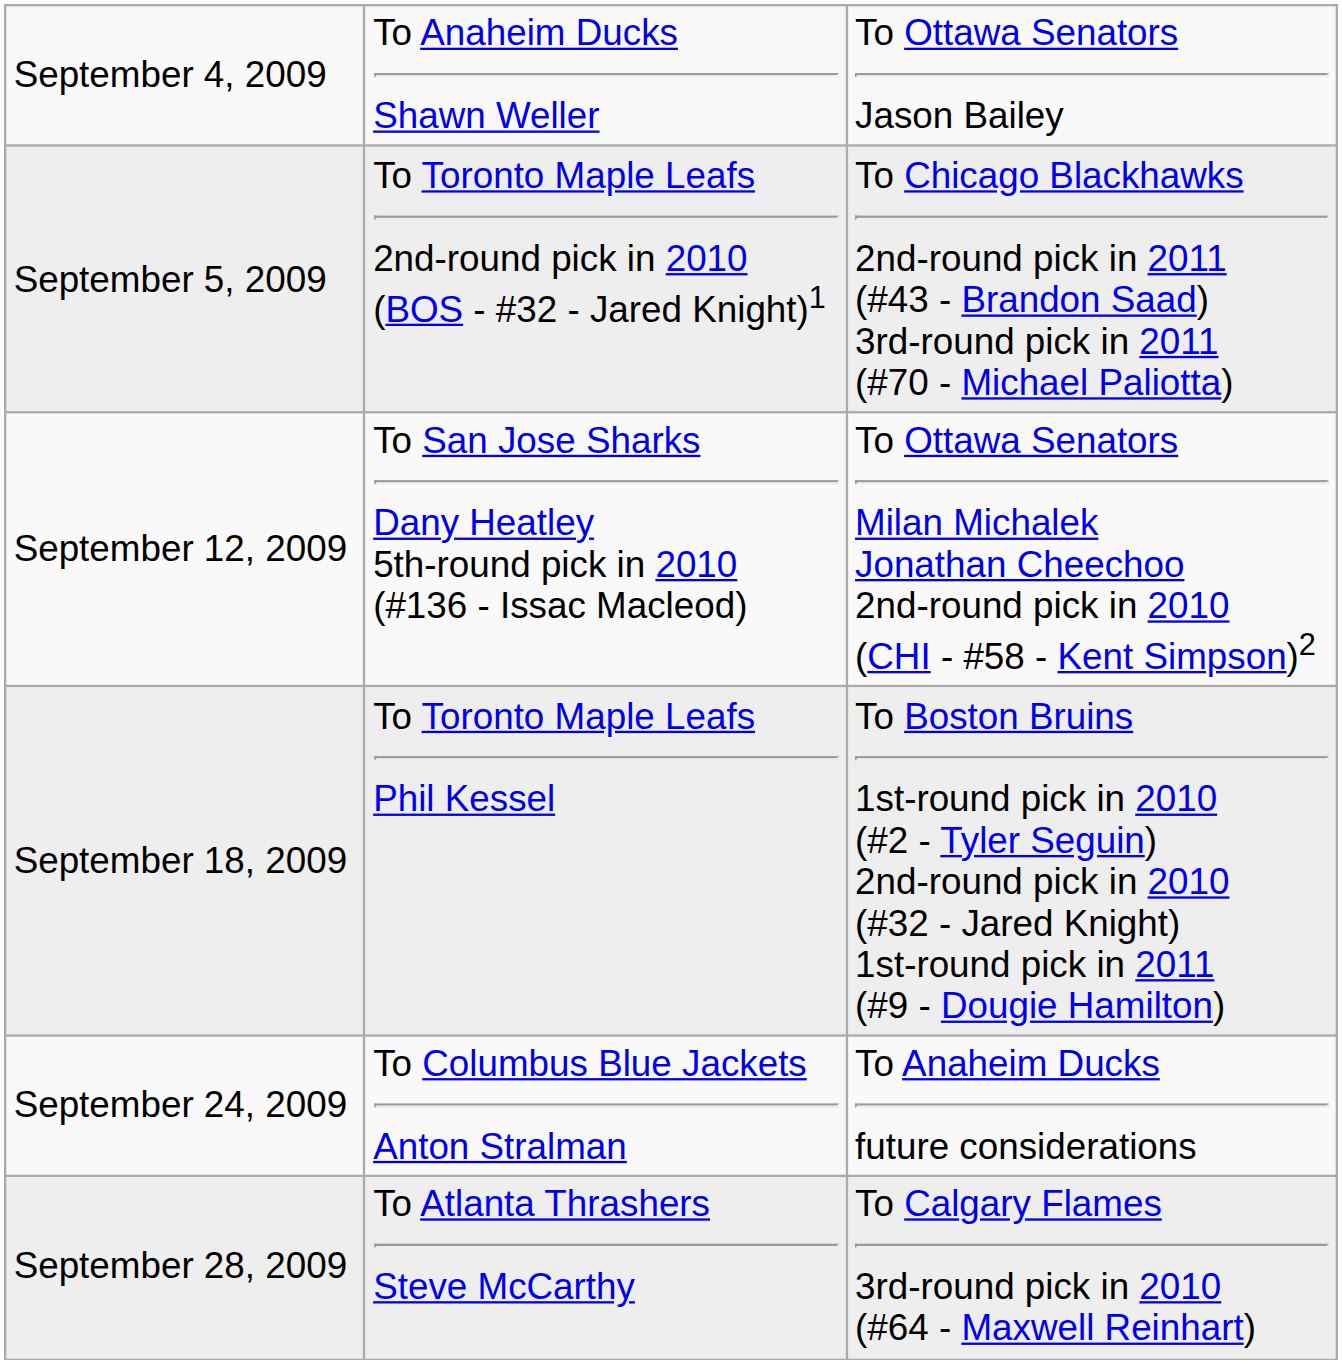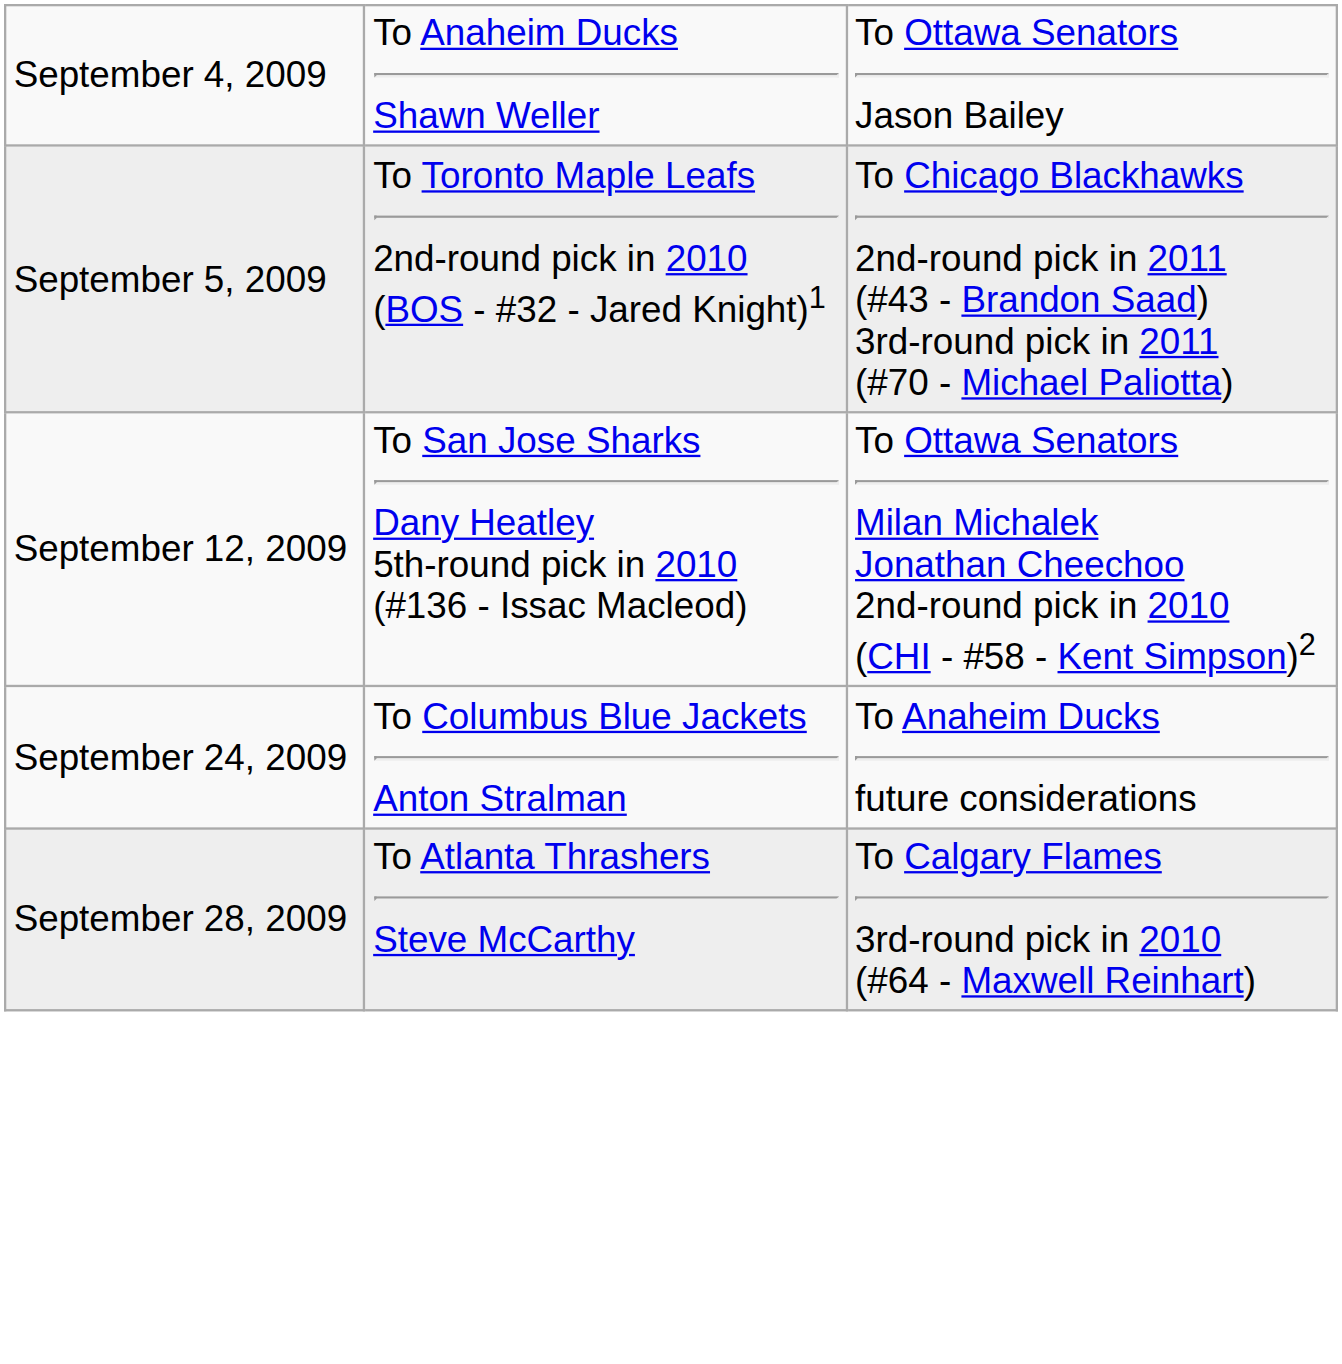- row: (180, 860)
